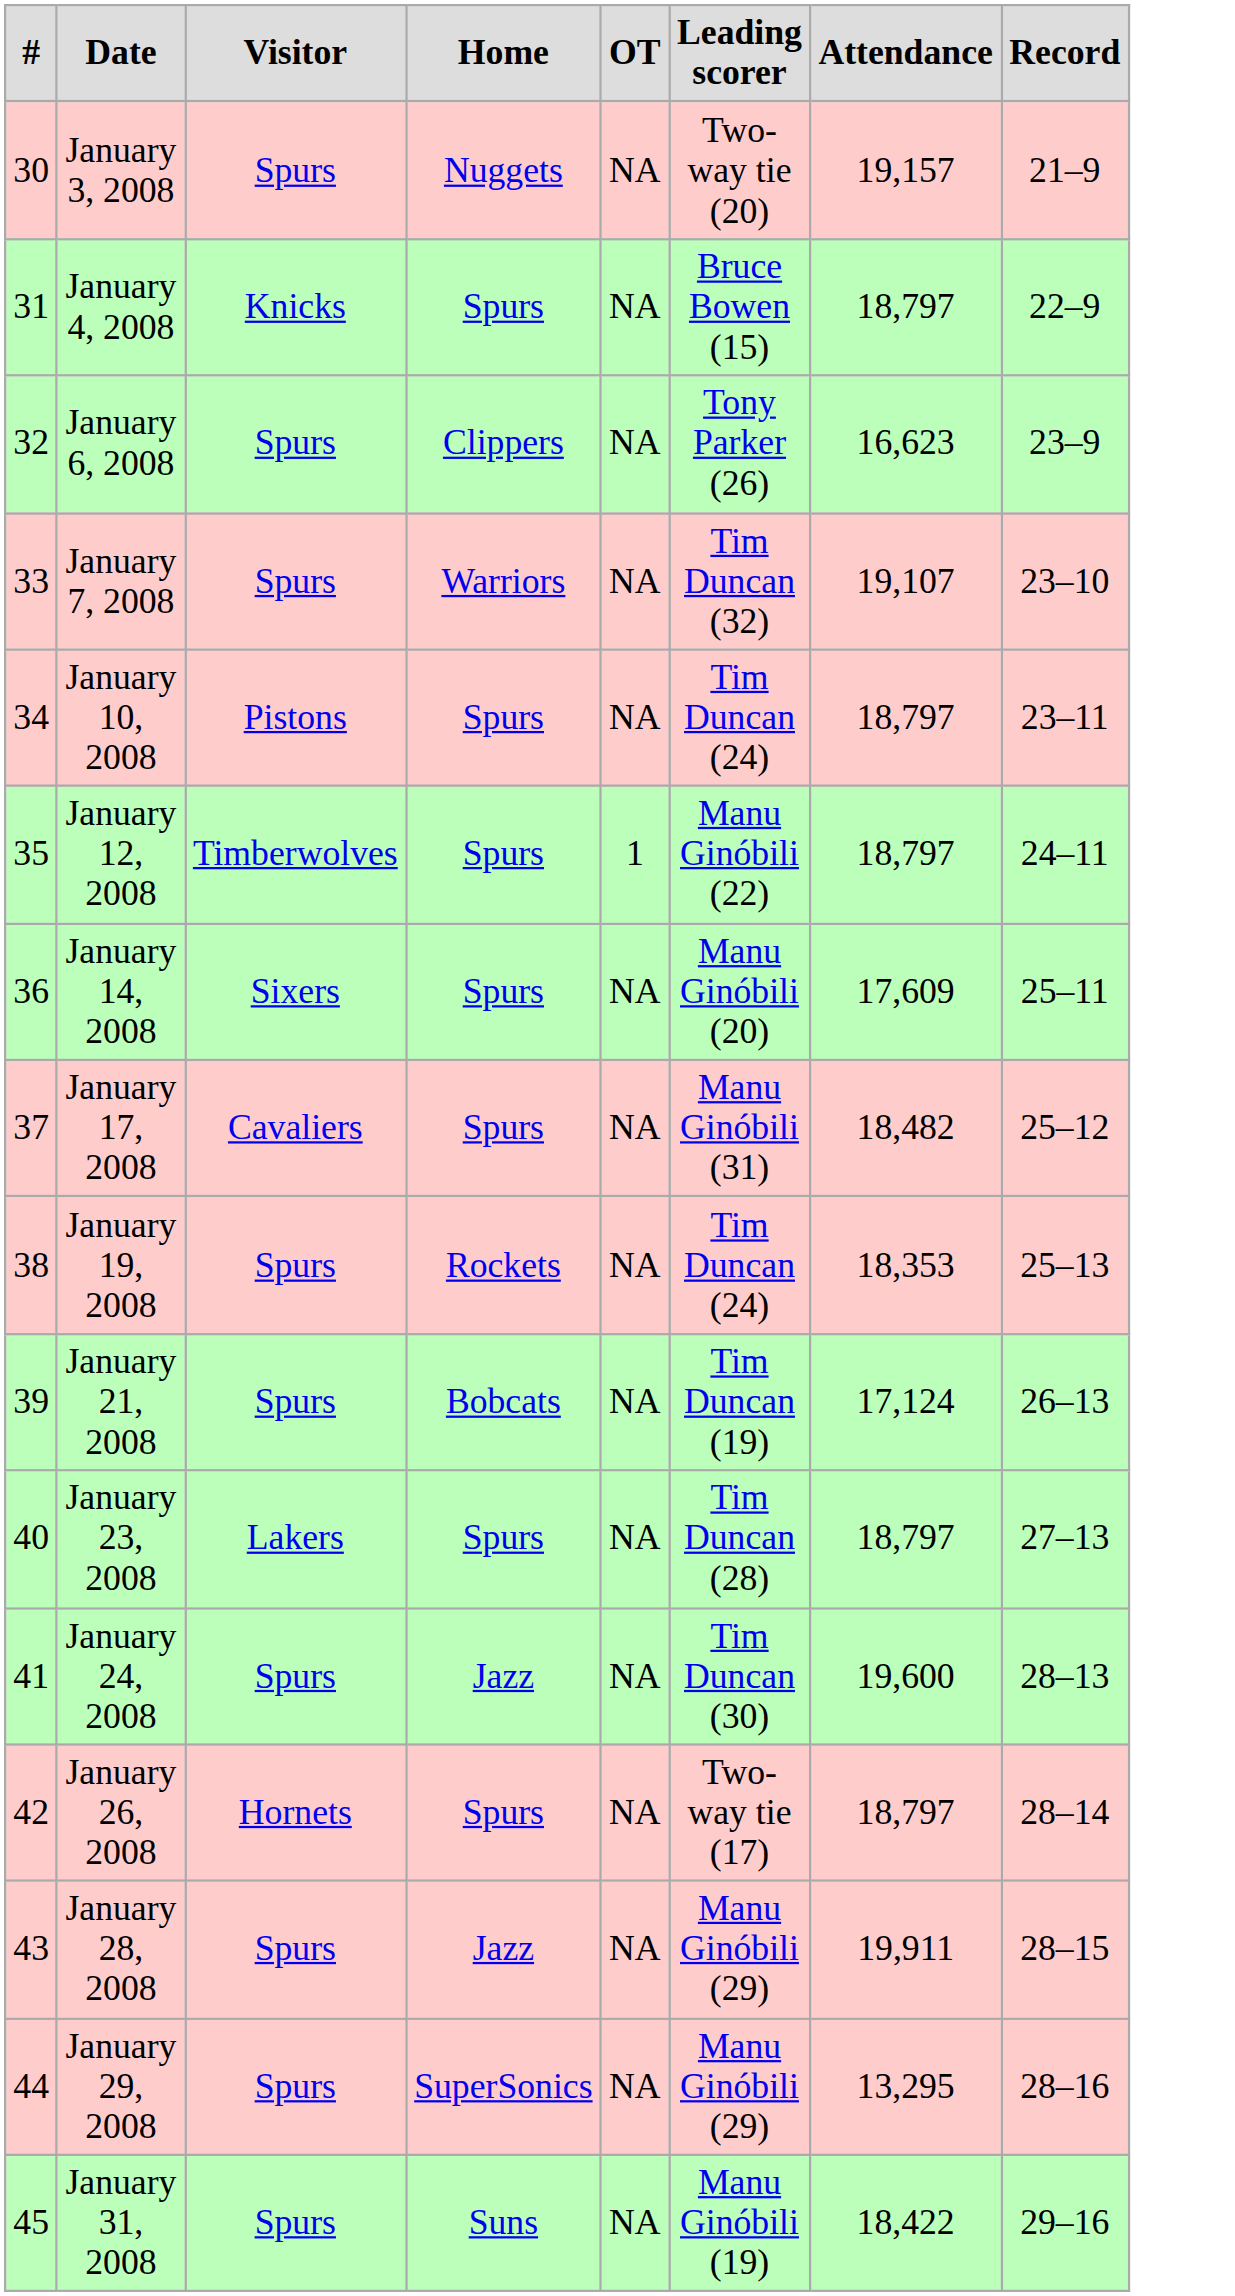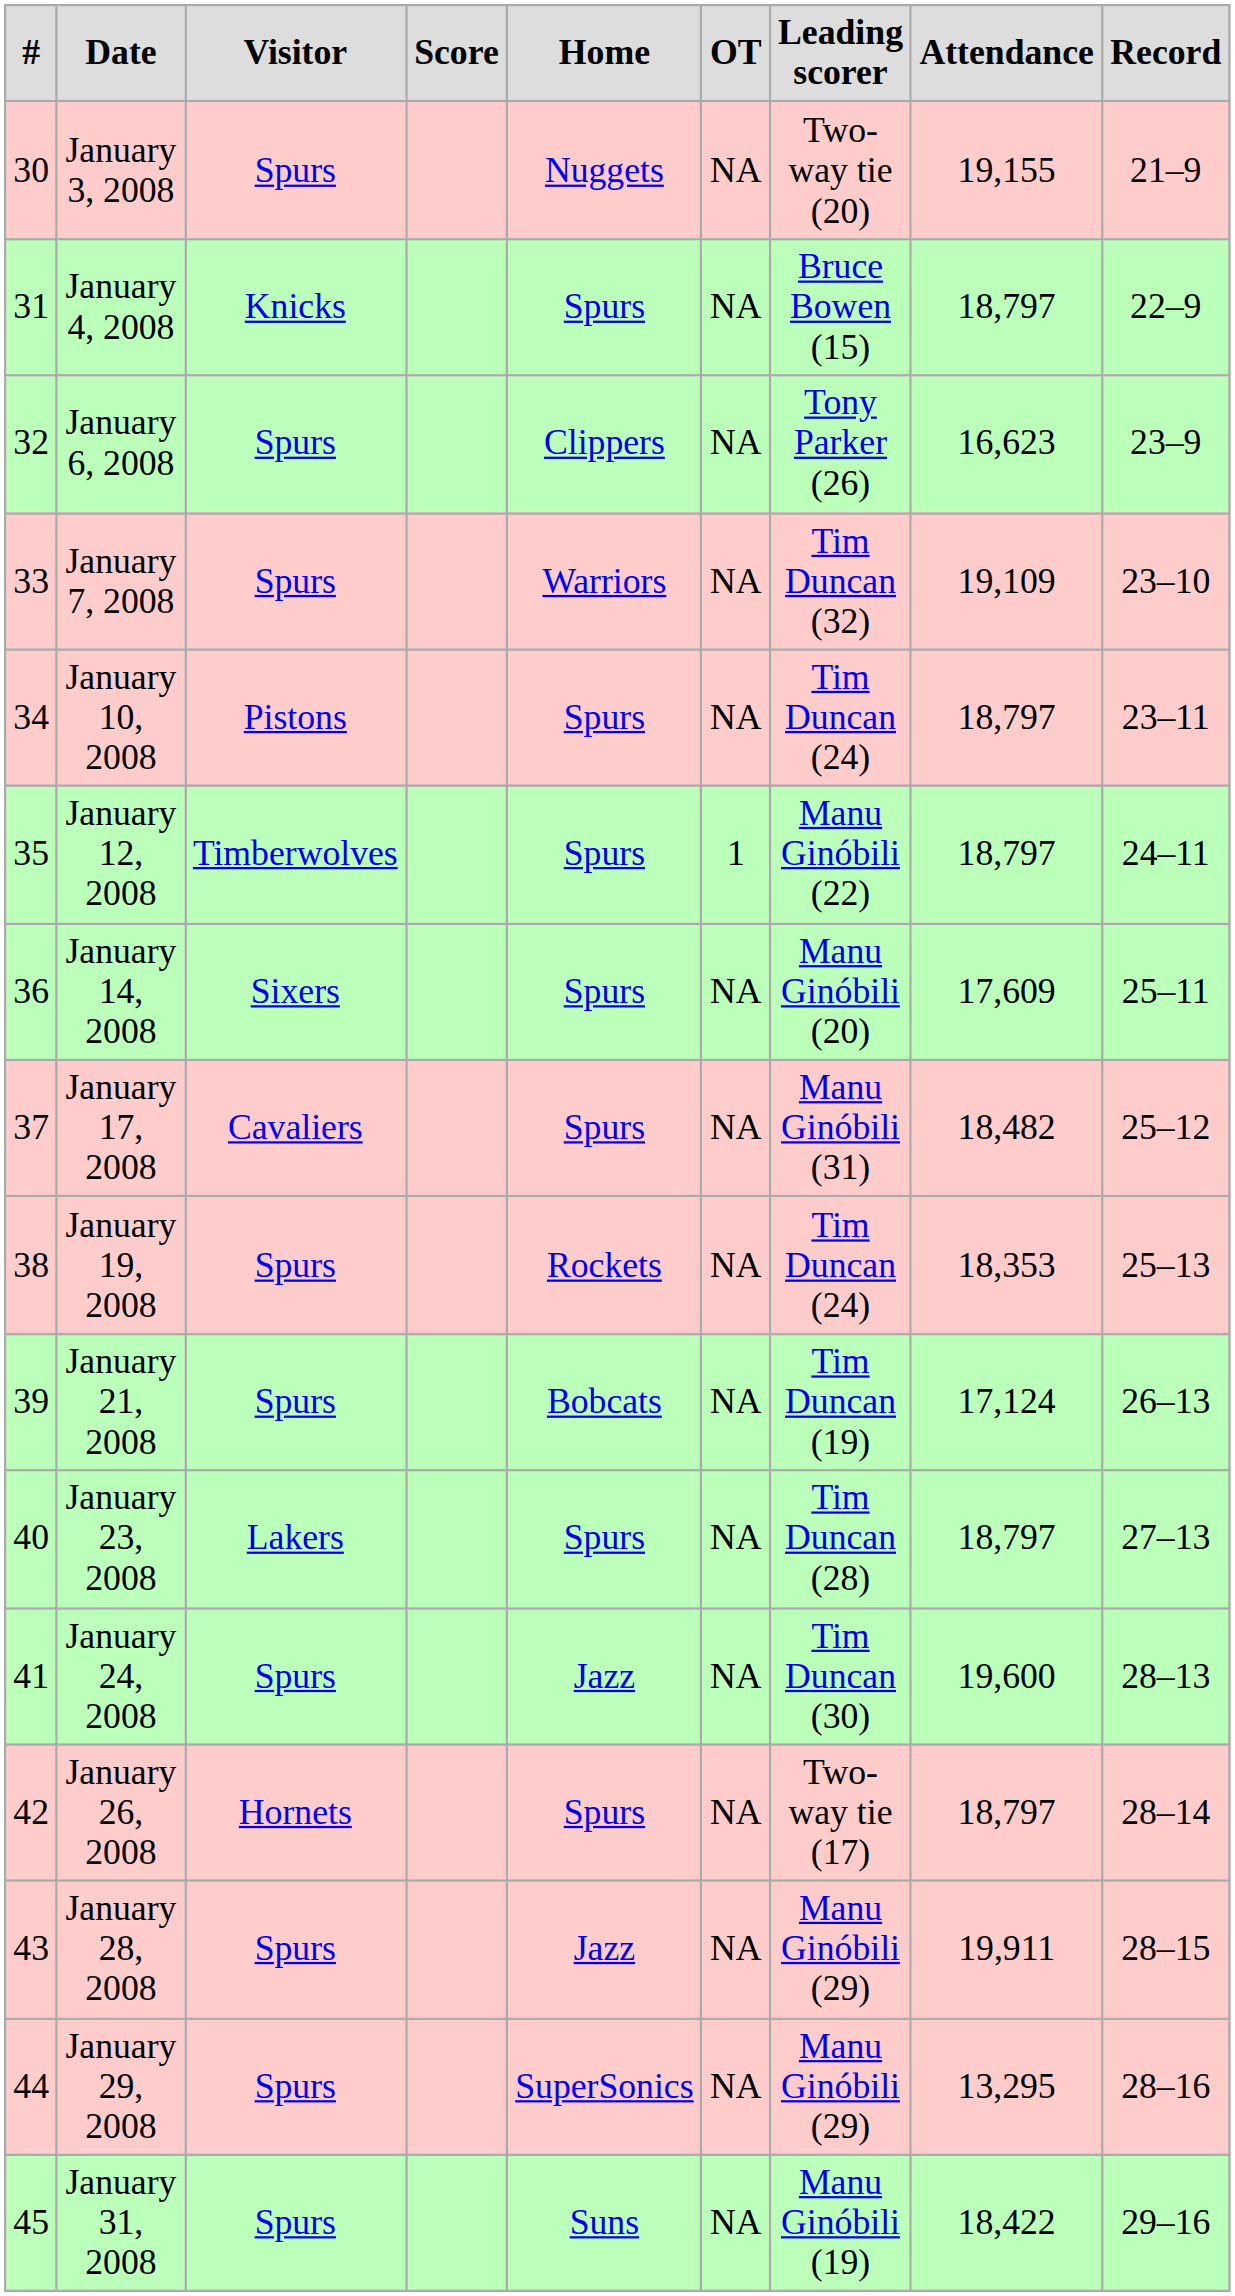+ column: (456, 52)
(906, 169) 19,157 -> (1007, 169) 19,155
(906, 580) 19,107 -> (1007, 580) 19,109
